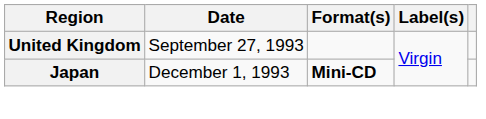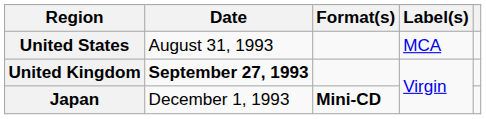+ row: (75, 45)
(226, 45) normal -> (229, 72) bold
